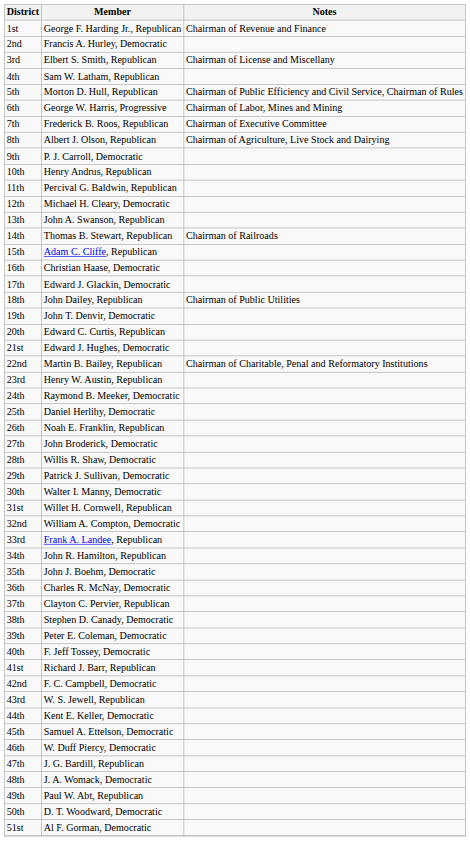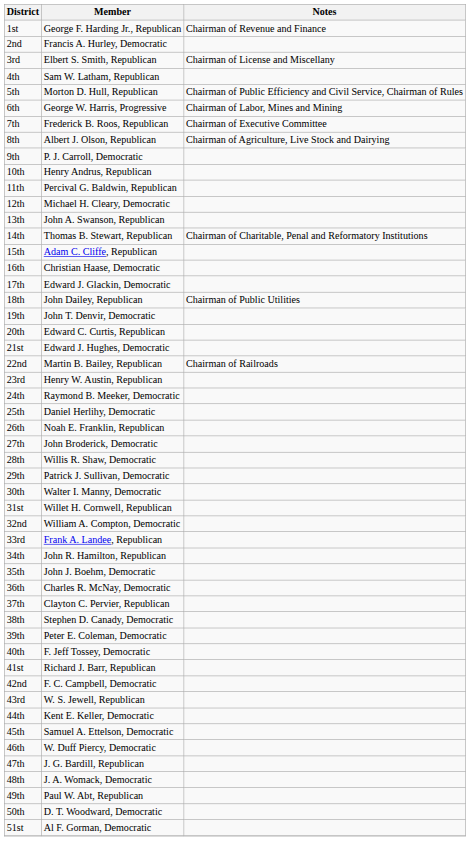(232, 236) Chairman of Railroads -> (307, 236) Chairman of Charitable, Penal and Reformatory Institutions
(307, 364) Chairman of Charitable, Penal and Reformatory Institutions -> (232, 364) Chairman of Railroads
